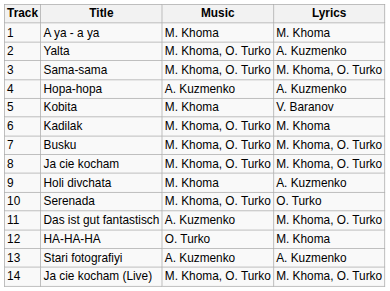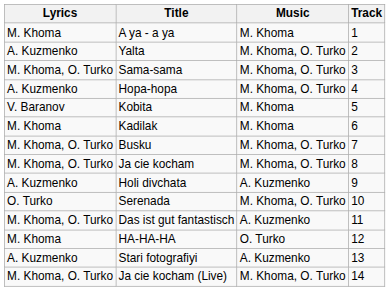columns swapped: (23, 13) <-> (329, 13)
(200, 88) A. Kuzmenko -> (293, 88) M. Khoma, O. Turko
(218, 126) M. Khoma, O. Turko -> (267, 126) M. Khoma
(192, 182) M. Khoma -> (275, 182) A. Kuzmenko
